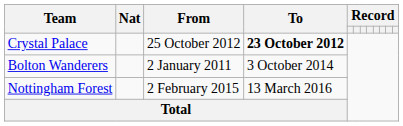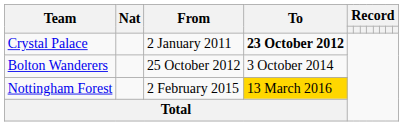(194, 44) 25 October 2012 -> (189, 44) 2 January 2011
(189, 66) 2 January 2011 -> (194, 66) 25 October 2012
(289, 88) no background -> (289, 88) gold background
